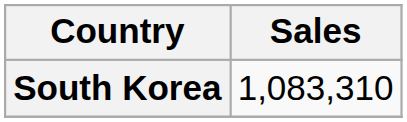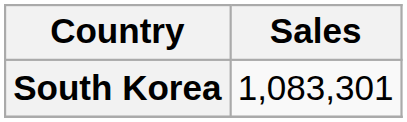(316, 87) 1,083,310 -> (316, 87) 1,083,301
